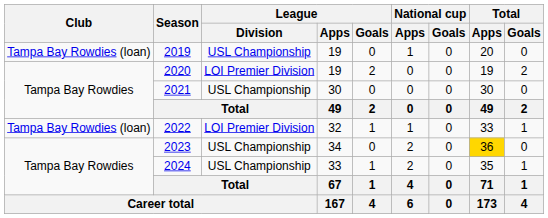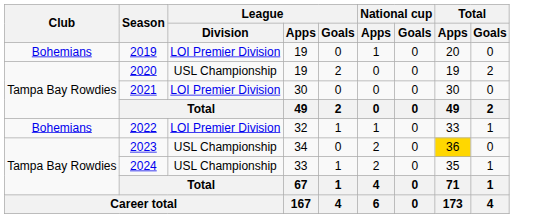(79, 52) Tampa Bay Rowdies (loan) -> (62, 52) Bohemians
(259, 52) USL Championship -> (225, 52) LOI Premier Division
(259, 71) LOI Premier Division -> (225, 71) USL Championship
(259, 90) USL Championship -> (225, 90) LOI Premier Division
(79, 128) Tampa Bay Rowdies (loan) -> (62, 128) Bohemians
